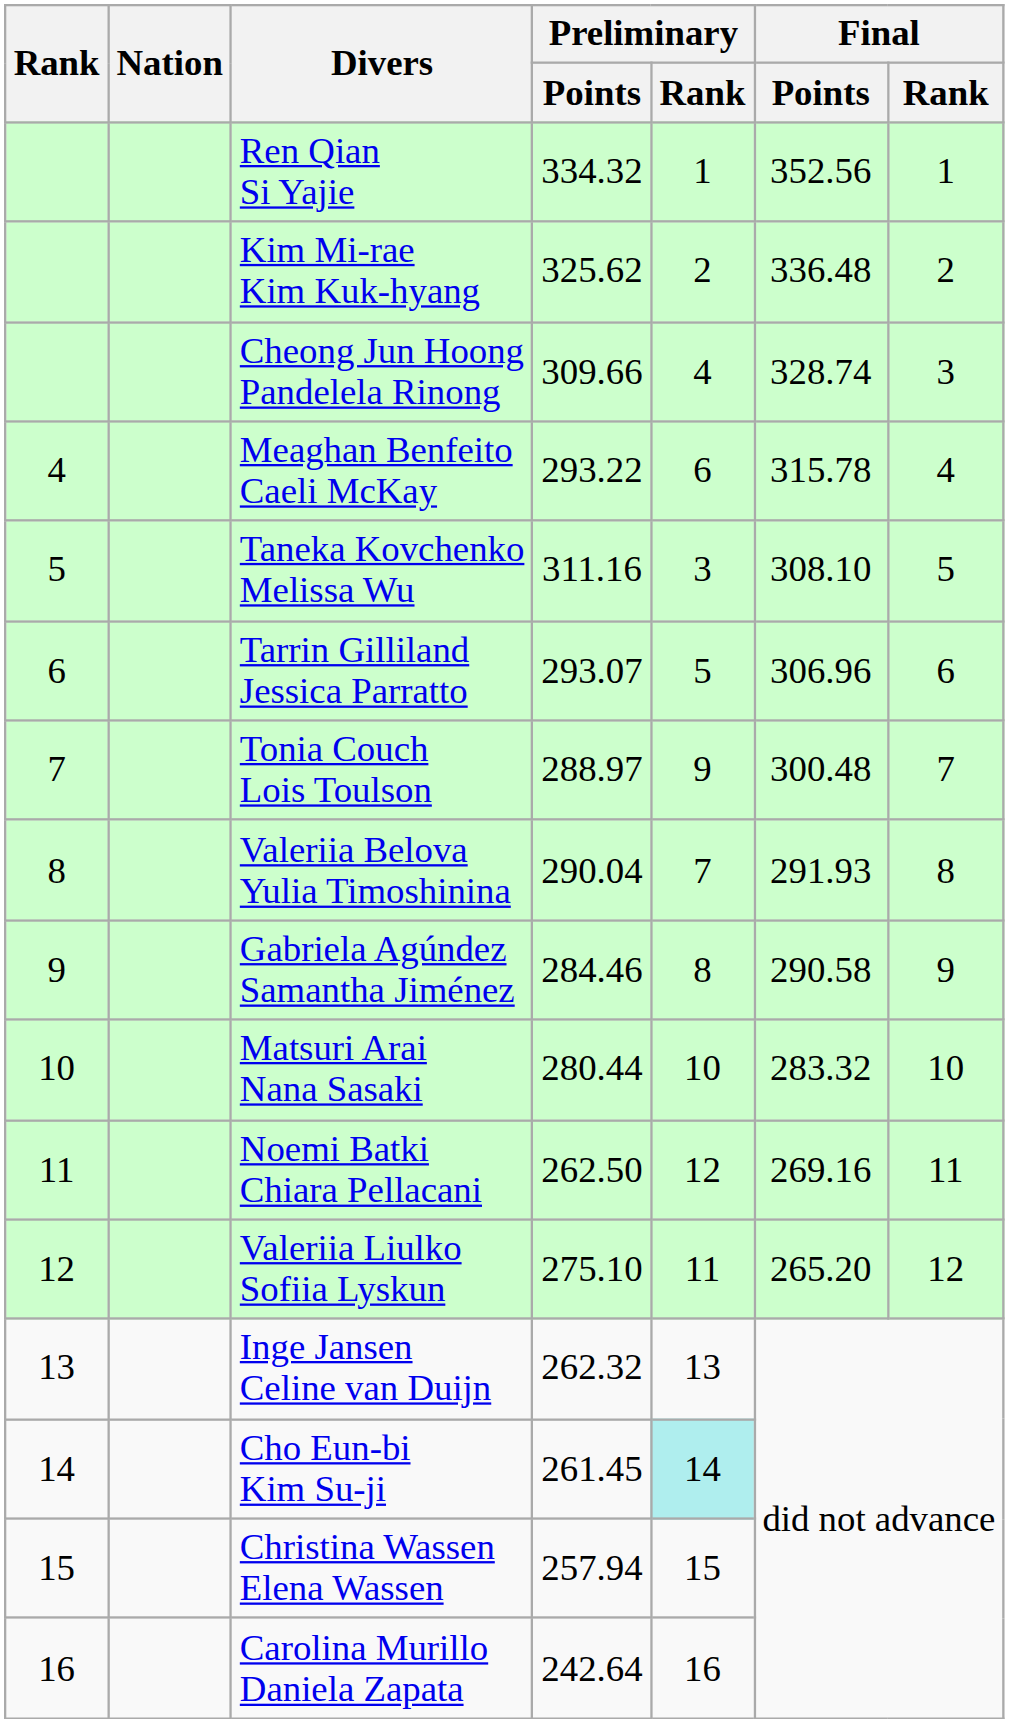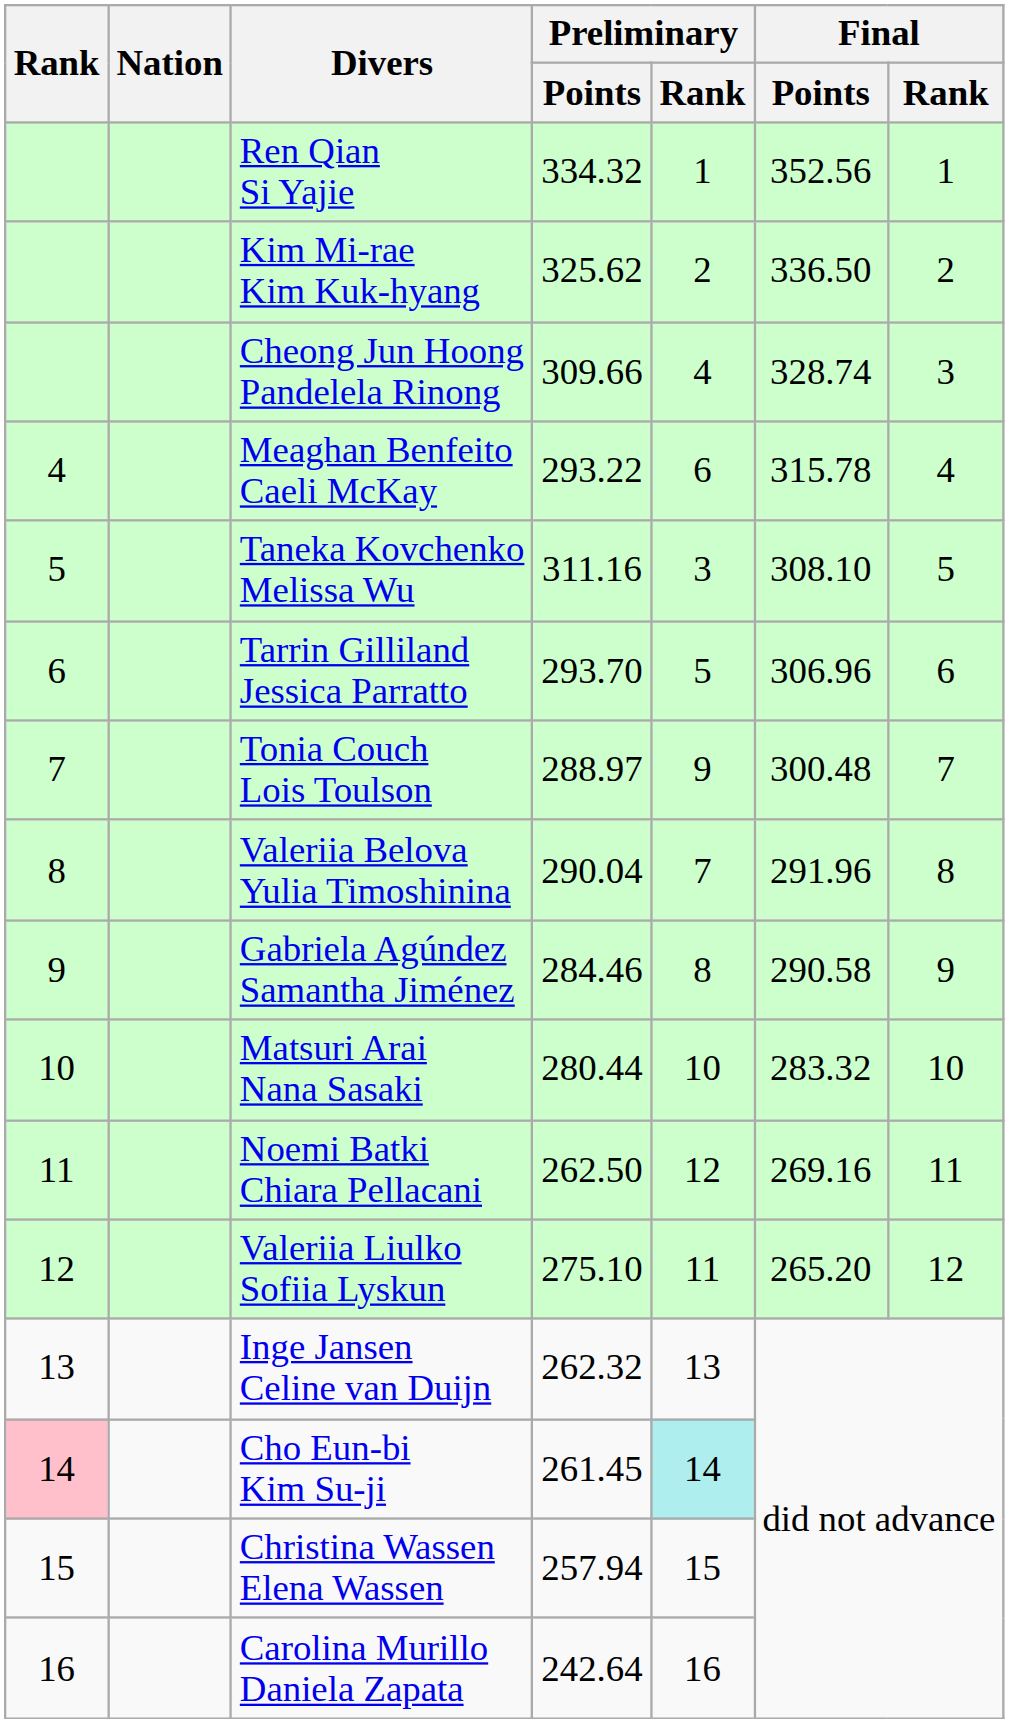(821, 270) 336.48 -> (821, 270) 336.50
(592, 669) 293.07 -> (592, 669) 293.70
(821, 869) 291.93 -> (821, 869) 291.96
(57, 1468) no background -> (57, 1468) pink background
